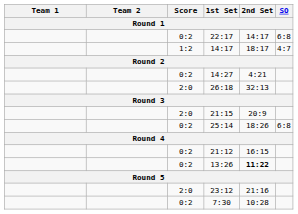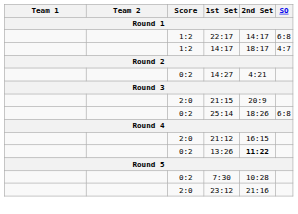(186, 36) 0:2 -> (186, 36) 1:2
- row: (222, 87)
(186, 151) 0:2 -> (186, 138) 2:0
rows swapped: (222, 202) <-> (222, 189)
